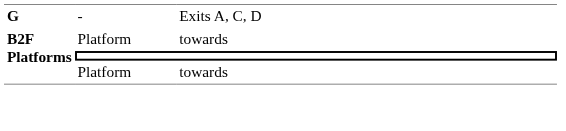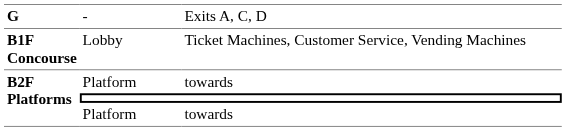+ row: (103, 40)
